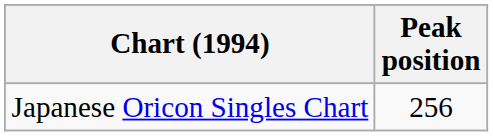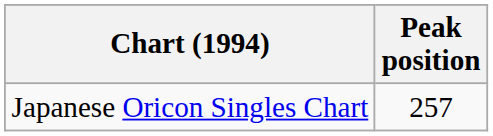(431, 106) 256 -> (431, 106) 257
